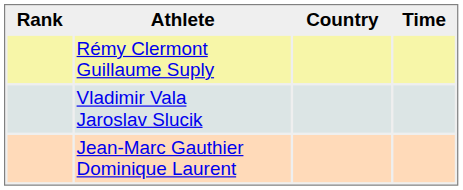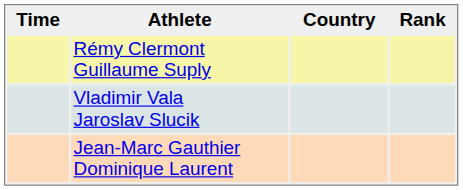columns swapped: (40, 20) <-> (424, 20)
